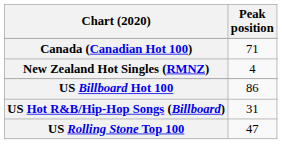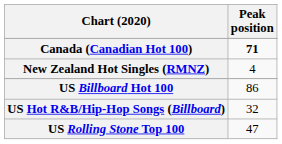(252, 48) normal -> (252, 48) bold
(252, 108) 31 -> (252, 108) 32
